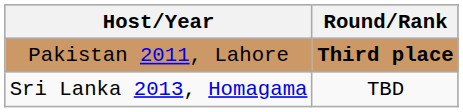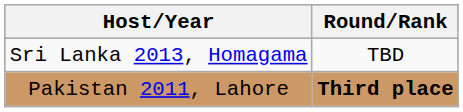rows swapped: (159, 55) <-> (159, 89)
